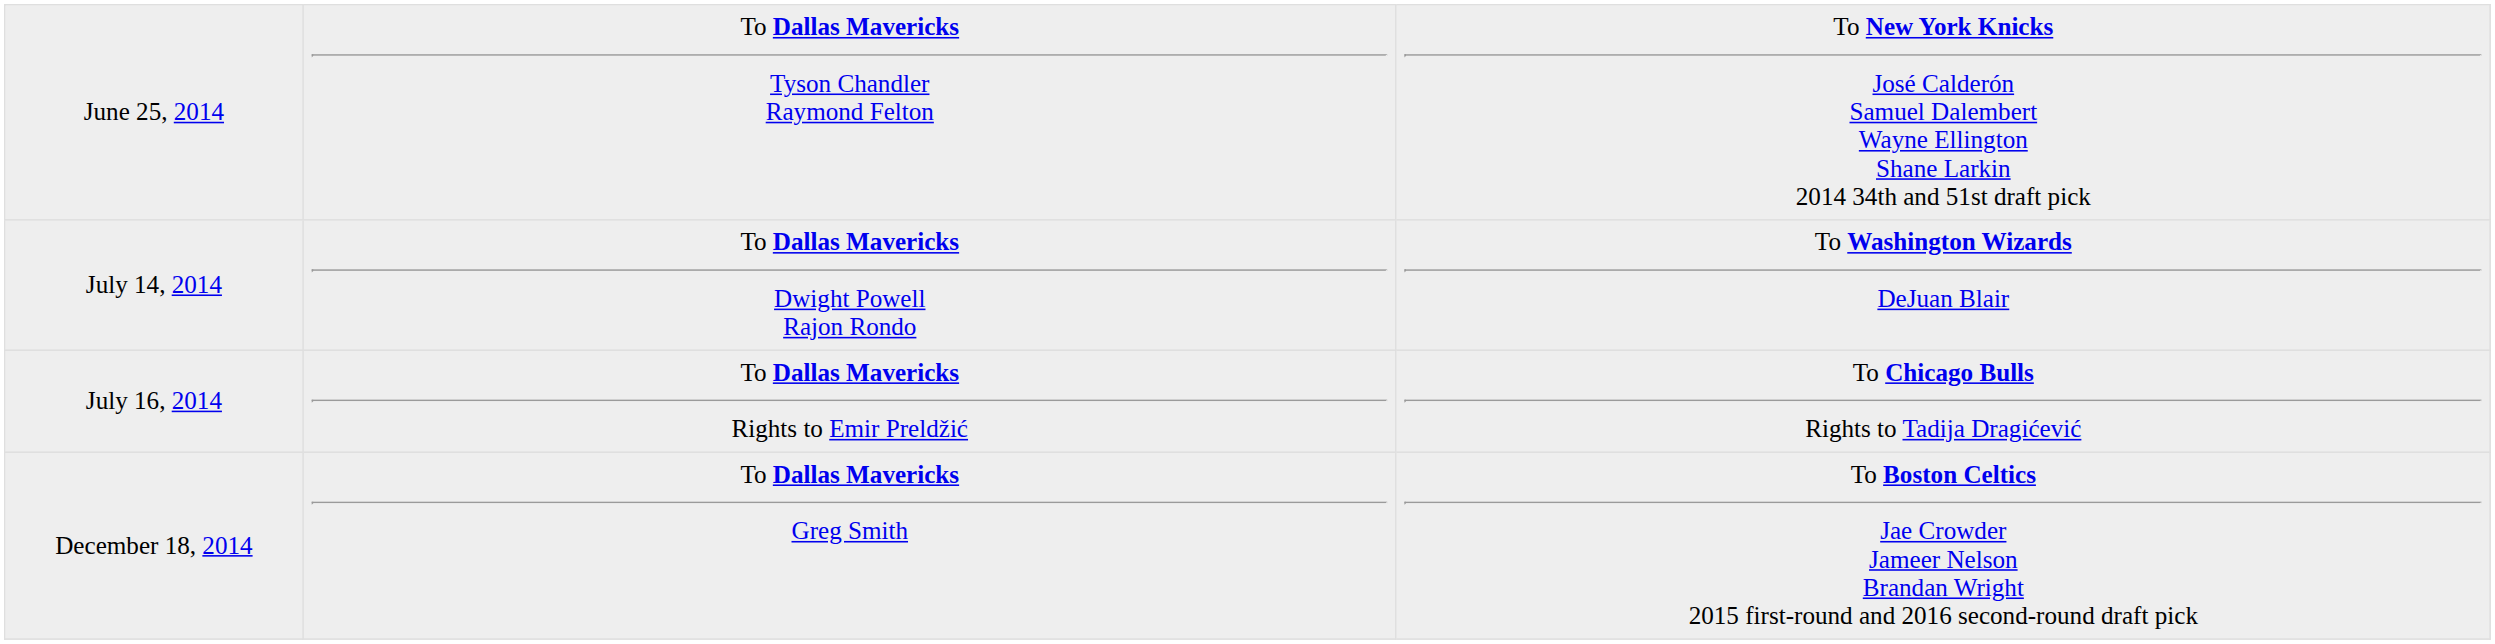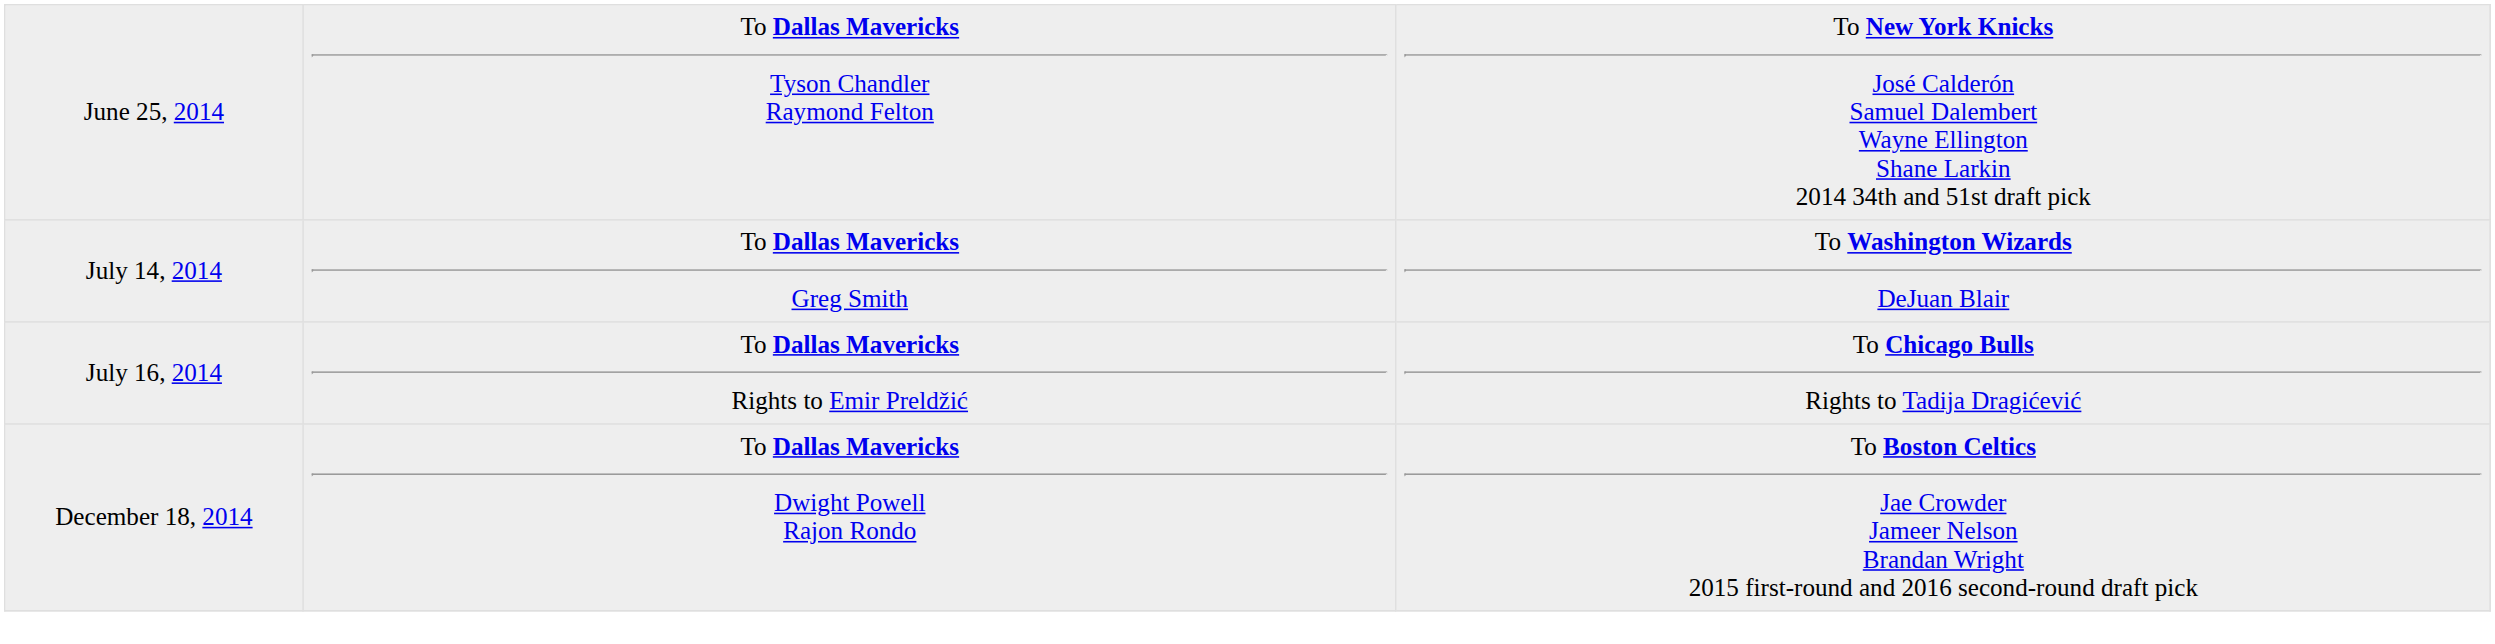(850, 284) To Dallas Mavericks Dwight Powell Rajon Rondo -> (850, 270) To Dallas Mavericks Greg Smith
(850, 502) To Dallas Mavericks Greg Smith -> (850, 488) To Dallas Mavericks Dwight Powell Rajon Rondo
